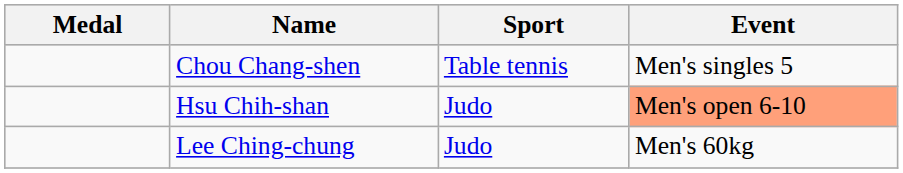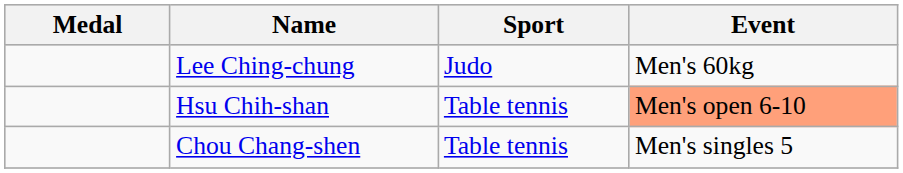rows swapped: (265, 146) <-> (268, 65)
(468, 106) Judo -> (506, 106) Table tennis
